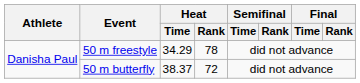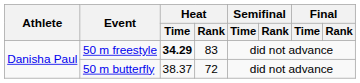(177, 50) normal -> (177, 50) bold
(211, 50) 78 -> (211, 50) 83
